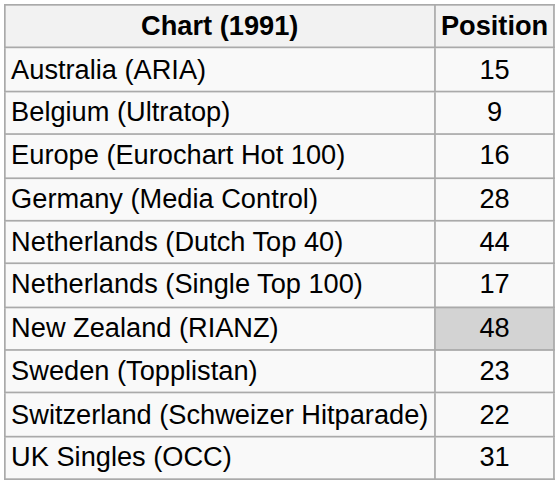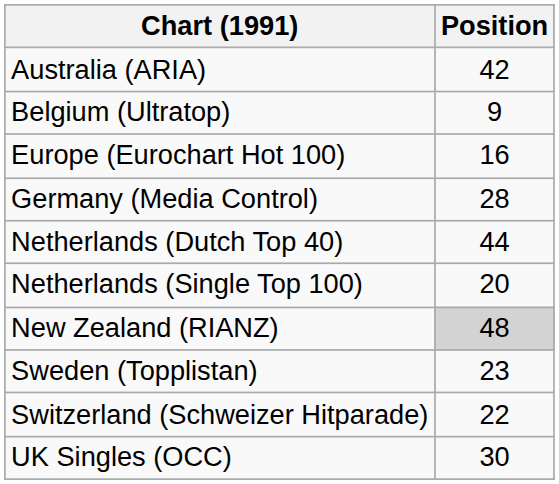(495, 69) 15 -> (495, 69) 42
(495, 284) 17 -> (495, 284) 20
(495, 457) 31 -> (495, 457) 30
